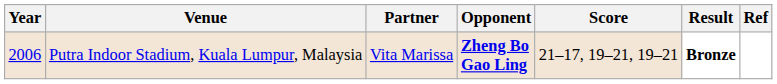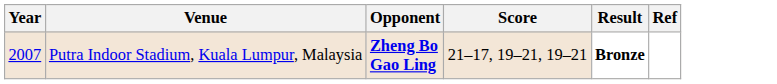- column: (412, 18)
(25, 55) 2006 -> (25, 55) 2007
